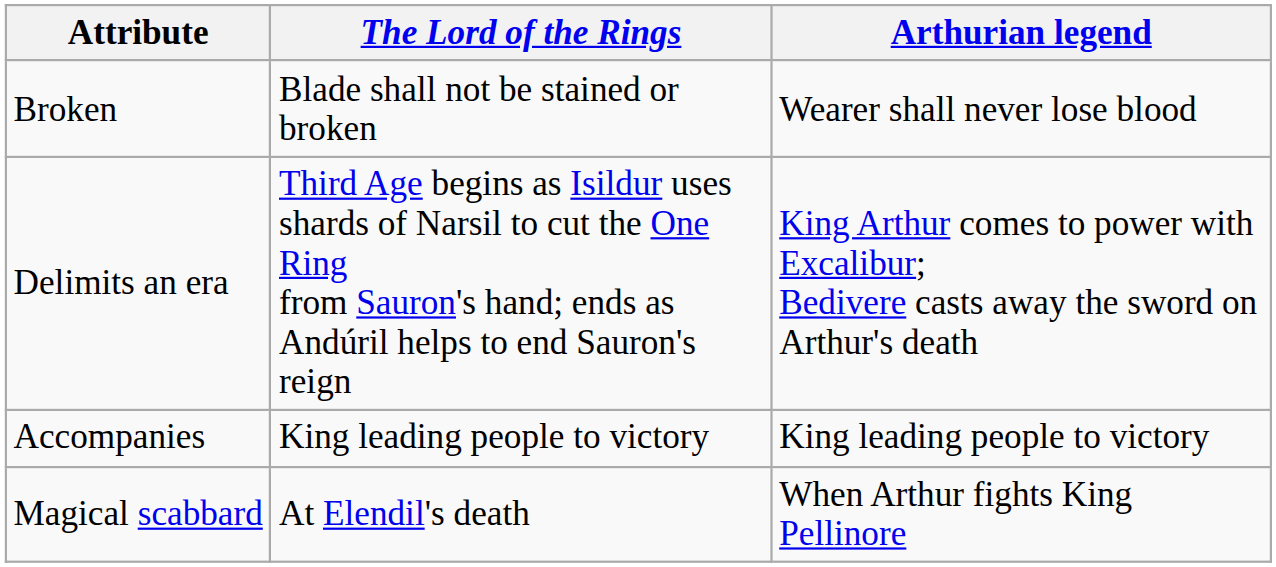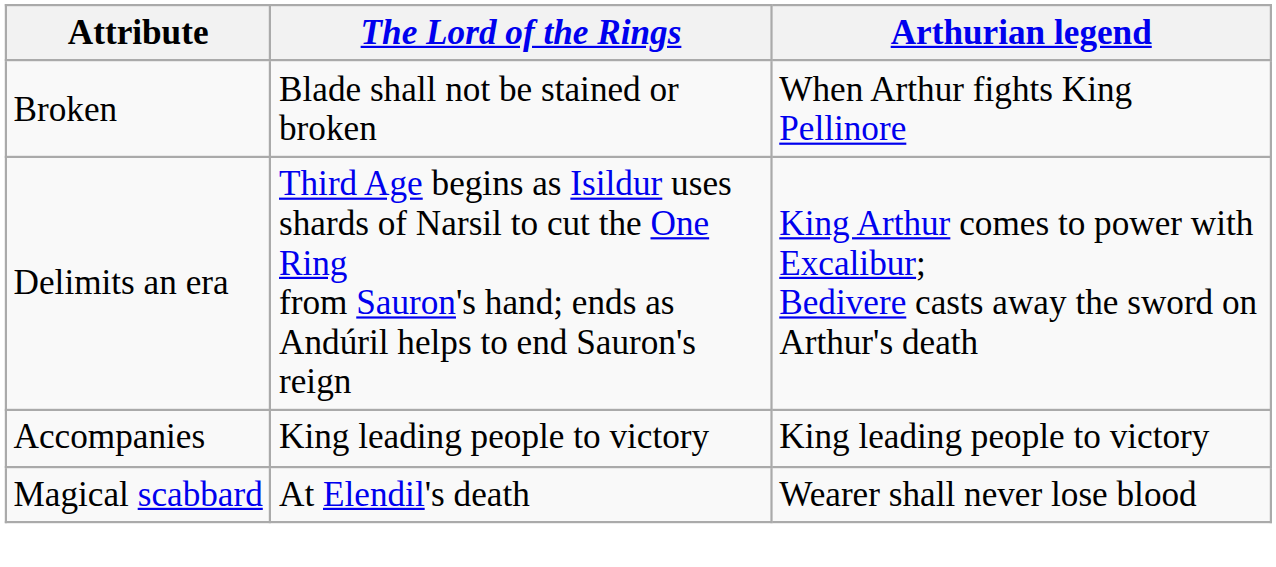(988, 108) Wearer shall never lose blood -> (956, 108) When Arthur fights King Pellinore
(956, 513) When Arthur fights King Pellinore -> (988, 493) Wearer shall never lose blood
